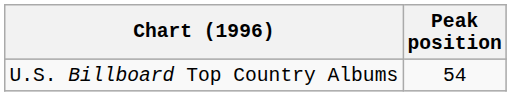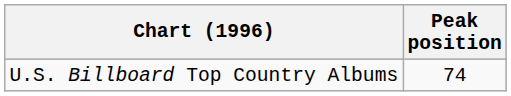(455, 75) 54 -> (455, 75) 74
